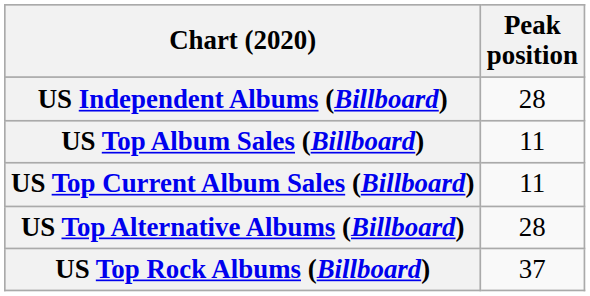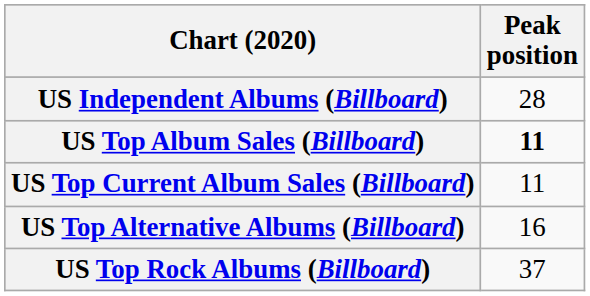(532, 141) normal -> (532, 141) bold
(532, 226) 28 -> (532, 226) 16
